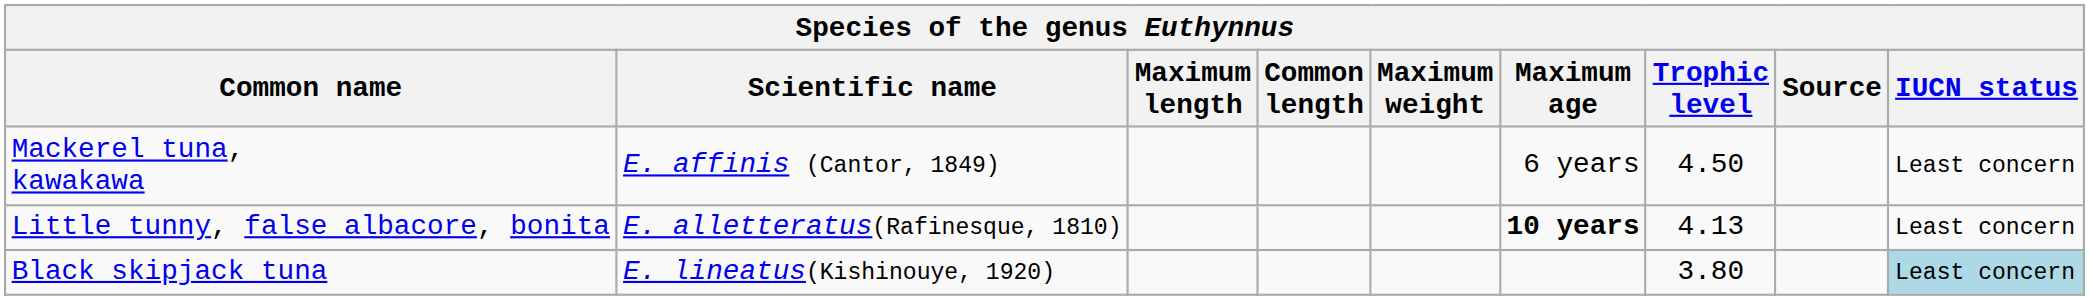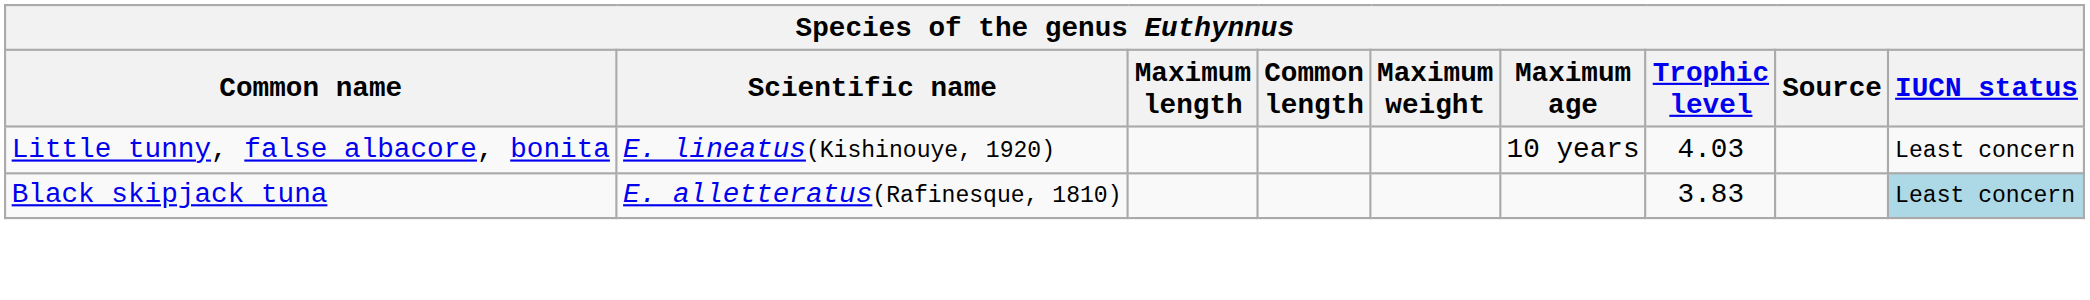- row: (128, 166)
(872, 227) E. alletteratus(Rafinesque, 1810) -> (839, 150) E. lineatus(Kishinouye, 1920)
(1573, 227) bold -> (1573, 150) normal
(1711, 227) 4.13 -> (1711, 150) 4.03
(839, 272) E. lineatus(Kishinouye, 1920) -> (872, 195) E. alletteratus(Rafinesque, 1810)
(1711, 272) 3.80 -> (1711, 195) 3.83
